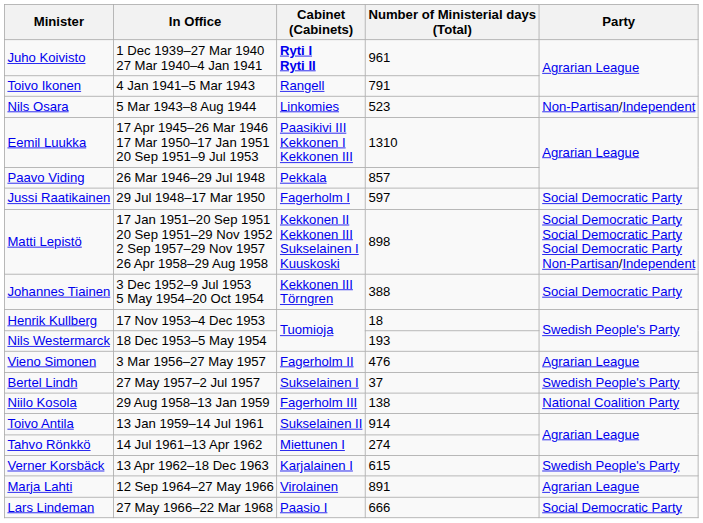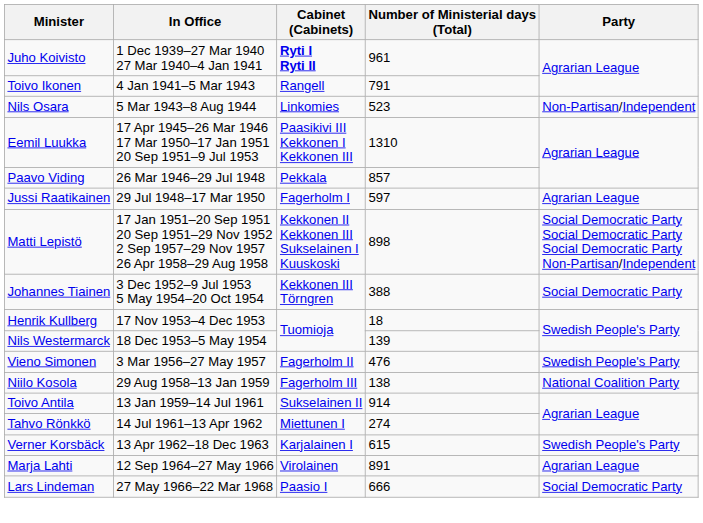(612, 198) Social Democratic Party -> (591, 198) Agrarian League
(379, 341) 193 -> (379, 341) 139
(591, 361) Agrarian League -> (611, 361) Swedish People's Party
- row: (42, 382)
